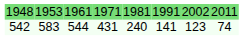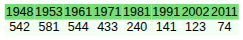(49, 27) 583 -> (49, 27) 581
(108, 27) 431 -> (108, 27) 433
